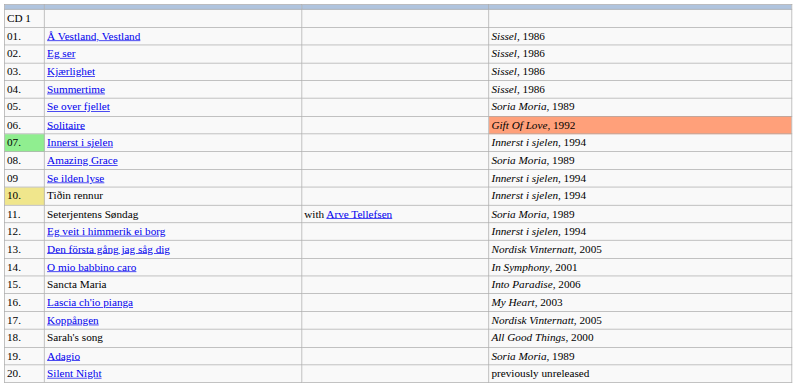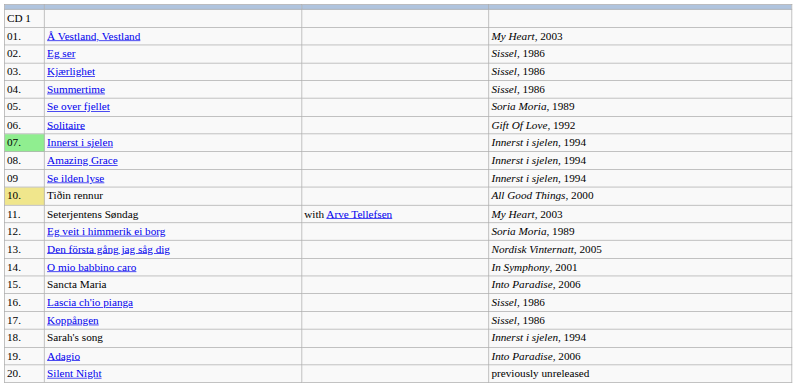(518, 36) Sissel, 1986 -> (527, 36) My Heart, 2003
(533, 125) lightsalmon background -> (533, 125) no background
(533, 160) Soria Moria, 1989 -> (539, 160) Innerst i sjelen, 1994
(539, 196) Innerst i sjelen, 1994 -> (542, 196) All Good Things, 2000
(533, 213) Soria Moria, 1989 -> (527, 213) My Heart, 2003
(539, 231) Innerst i sjelen, 1994 -> (533, 231) Soria Moria, 1989
(527, 302) My Heart, 2003 -> (518, 302) Sissel, 1986
(547, 320) Nordisk Vinternatt, 2005 -> (518, 320) Sissel, 1986
(542, 338) All Good Things, 2000 -> (539, 338) Innerst i sjelen, 1994
(533, 356) Soria Moria, 1989 -> (536, 356) Into Paradise, 2006
